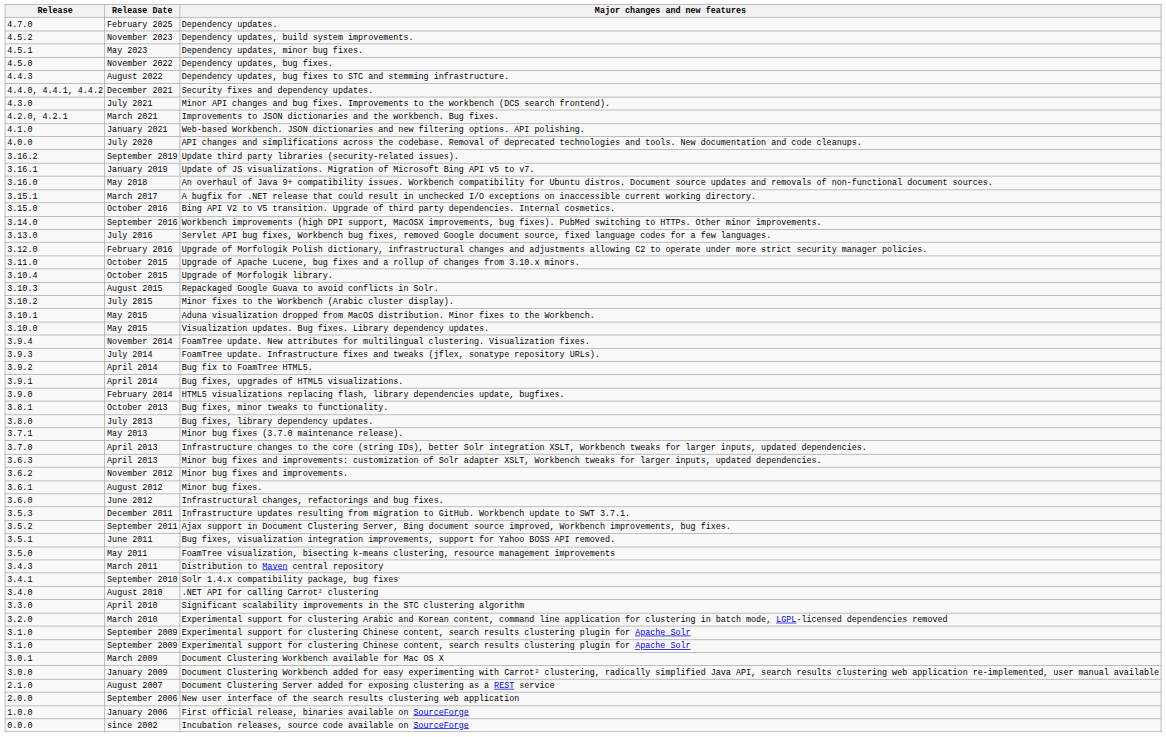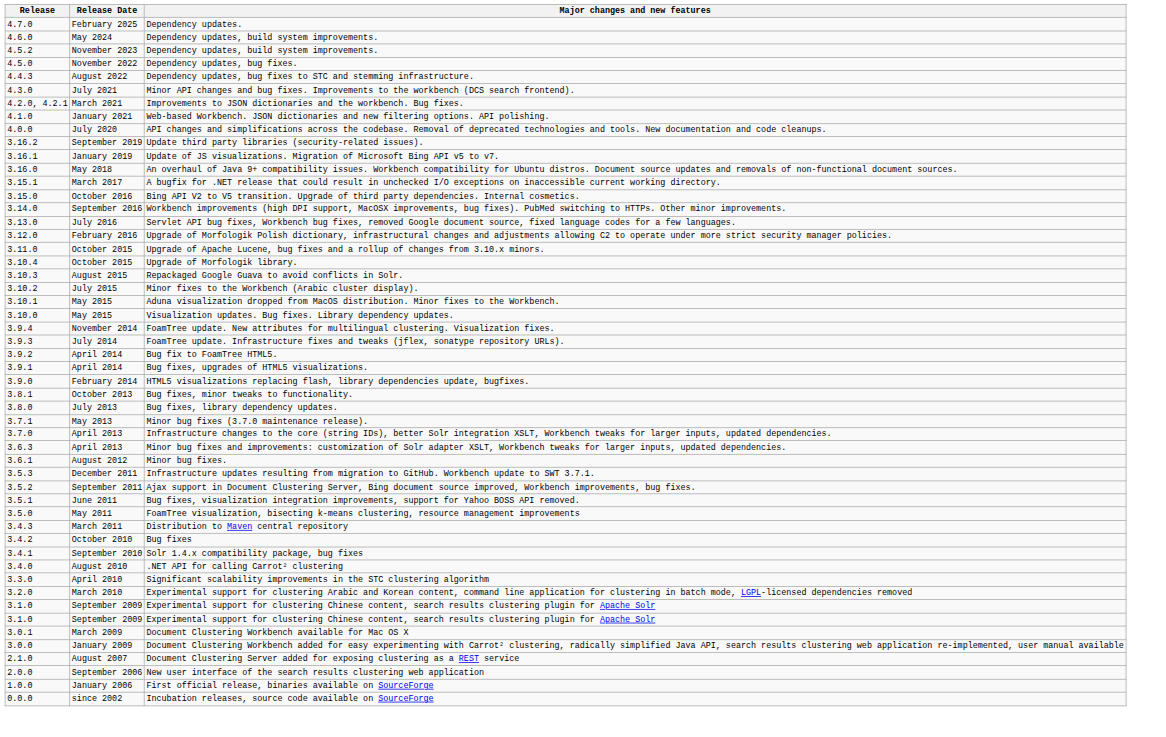+ row: (92, 37)
- row: (127, 51)
- row: (140, 90)
- row: (140, 474)
- row: (130, 500)
+ row: (102, 540)
